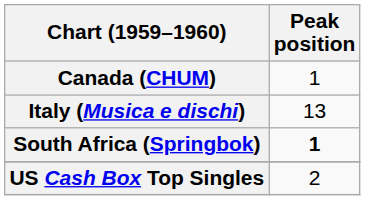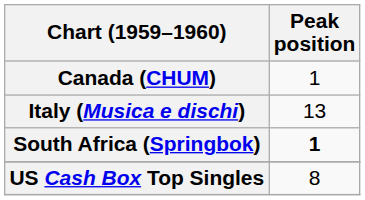(315, 177) 2 -> (315, 177) 8
